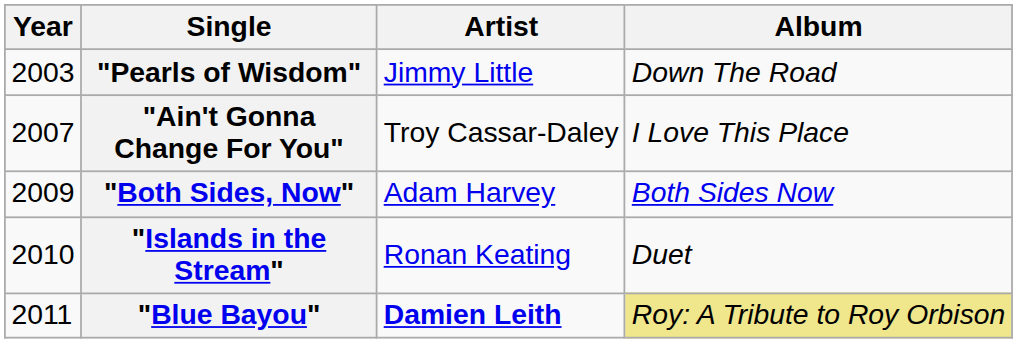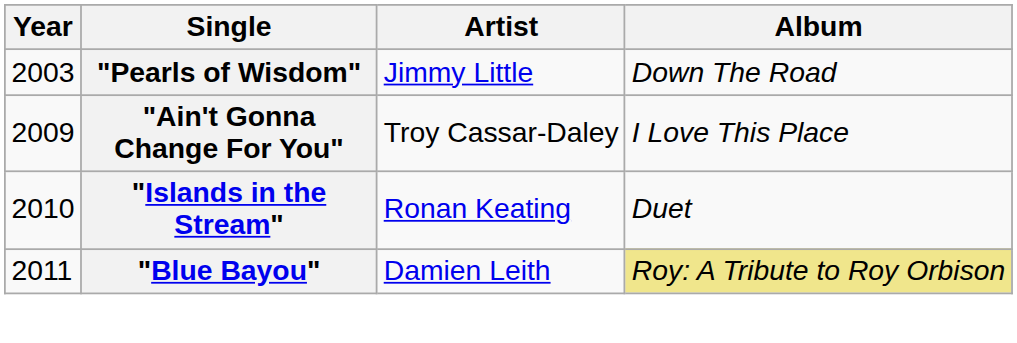(43, 132) 2007 -> (43, 132) 2009
- row: (229, 193)
(473, 315) bold -> (467, 270) normal
